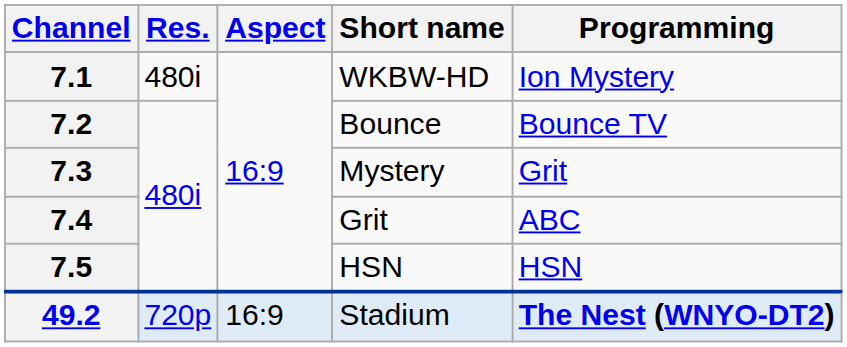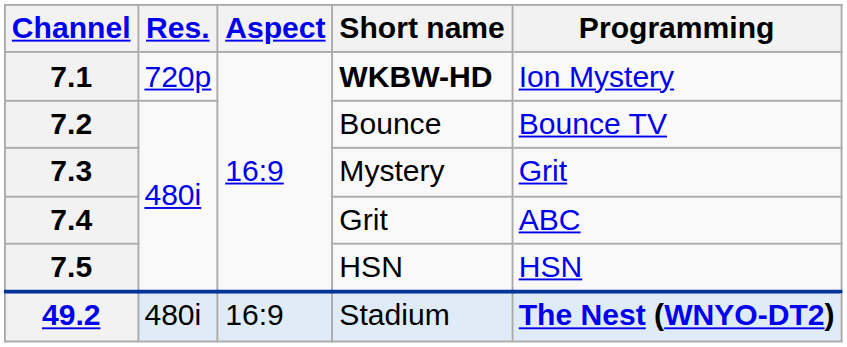(173, 76) 480i -> (178, 76) 720p
(414, 76) normal -> (416, 76) bold
(178, 316) 720p -> (173, 316) 480i
